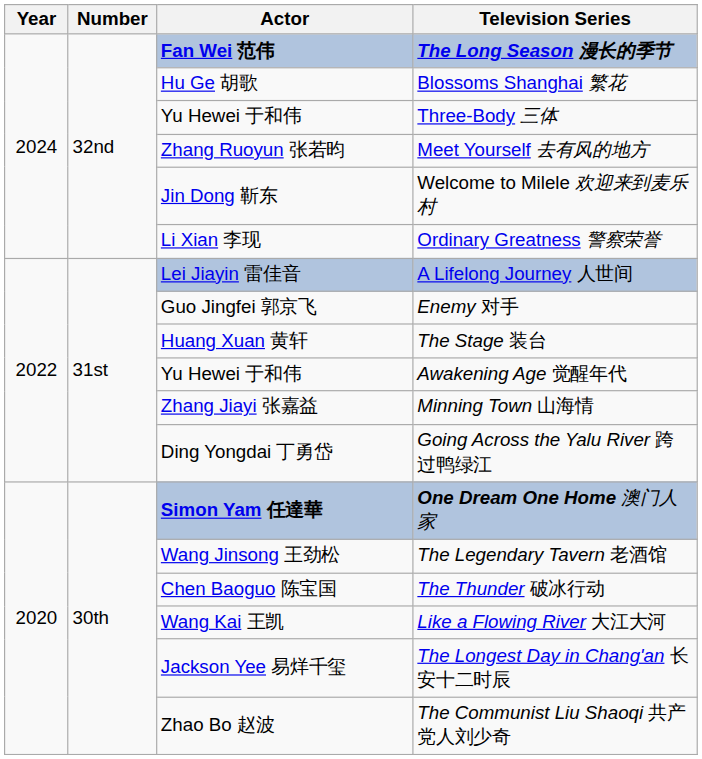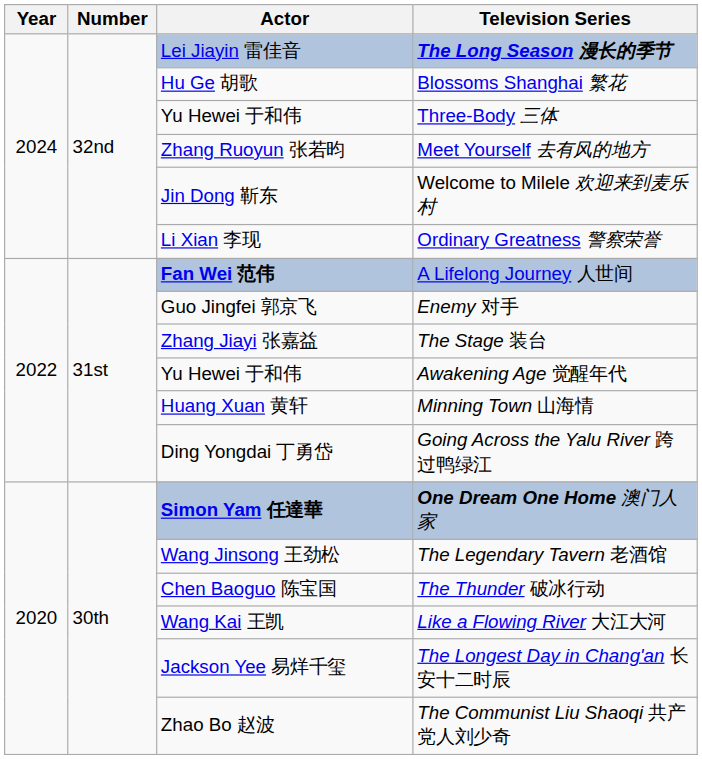(218, 50) Fan Wei 范伟 -> (231, 50) Lei Jiayin 雷佳音
(231, 273) Lei Jiayin 雷佳音 -> (218, 273) Fan Wei 范伟
(234, 340) Huang Xuan 黄轩 -> (239, 340) Zhang Jiayi 张嘉益
(239, 406) Zhang Jiayi 张嘉益 -> (234, 406) Huang Xuan 黄轩
